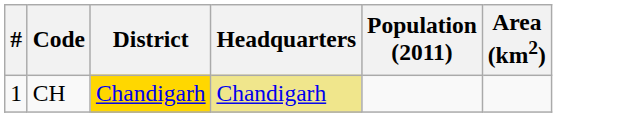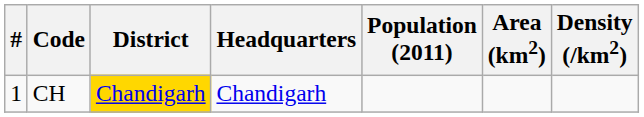+ column: (595, 39)
(271, 93) khaki background -> (271, 93) no background
